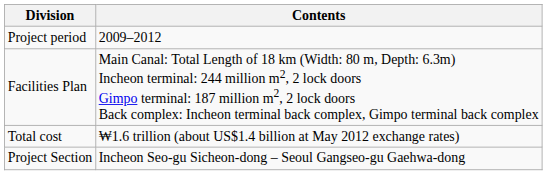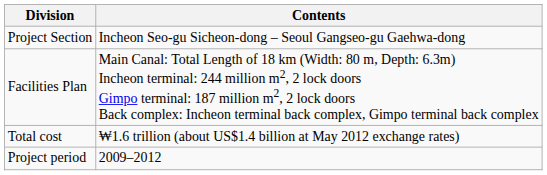rows swapped: (50, 158) <-> (47, 37)
